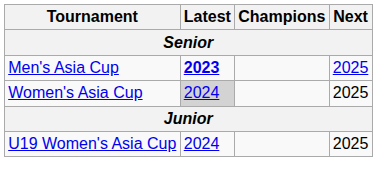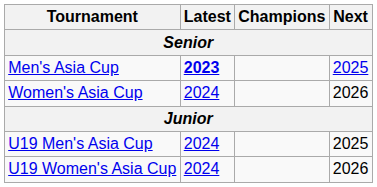(202, 93) lightgrey background -> (202, 93) no background
(351, 93) 2025 -> (351, 93) 2026
+ row: (80, 144)
(351, 144) 2025 -> (351, 169) 2026
